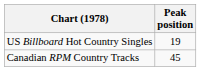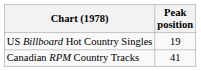(175, 58) 45 -> (175, 58) 41
